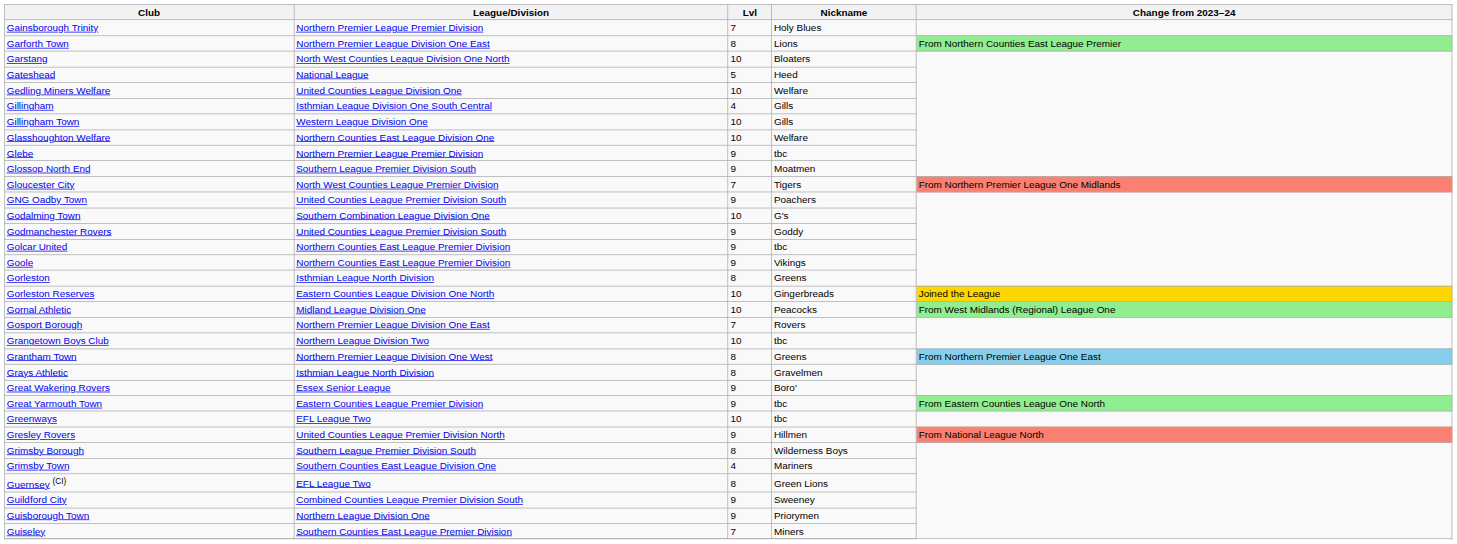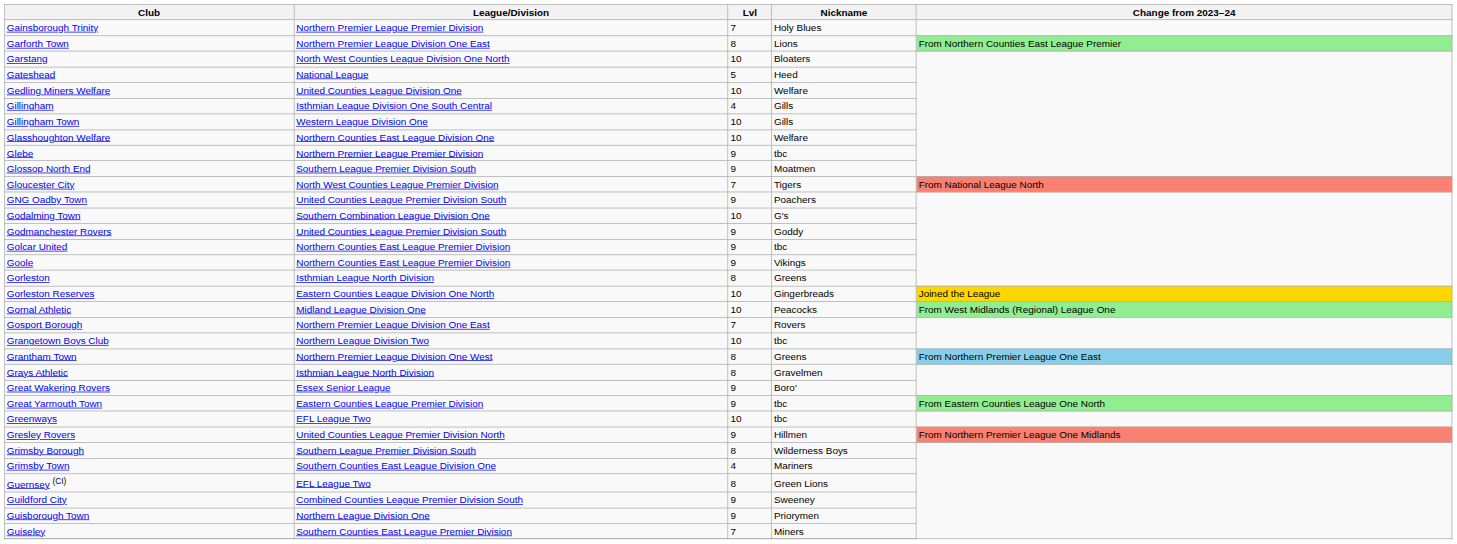(1020, 184) From Northern Premier League One Midlands -> (981, 184) From National League North
(981, 434) From National League North -> (1020, 434) From Northern Premier League One Midlands
